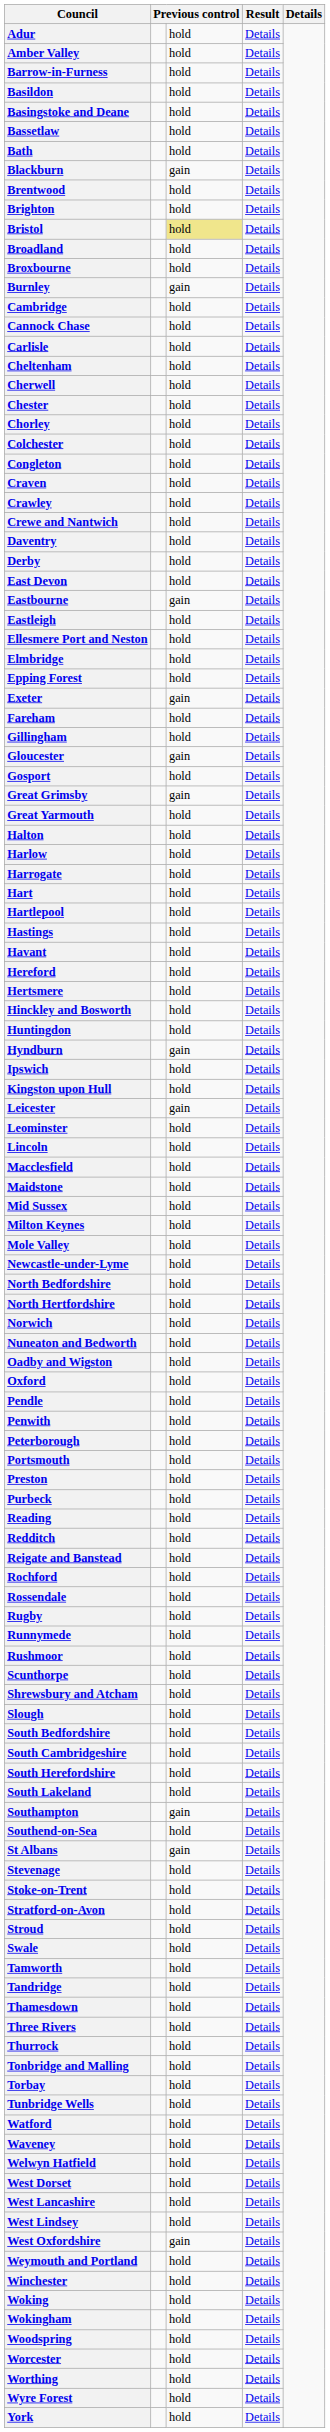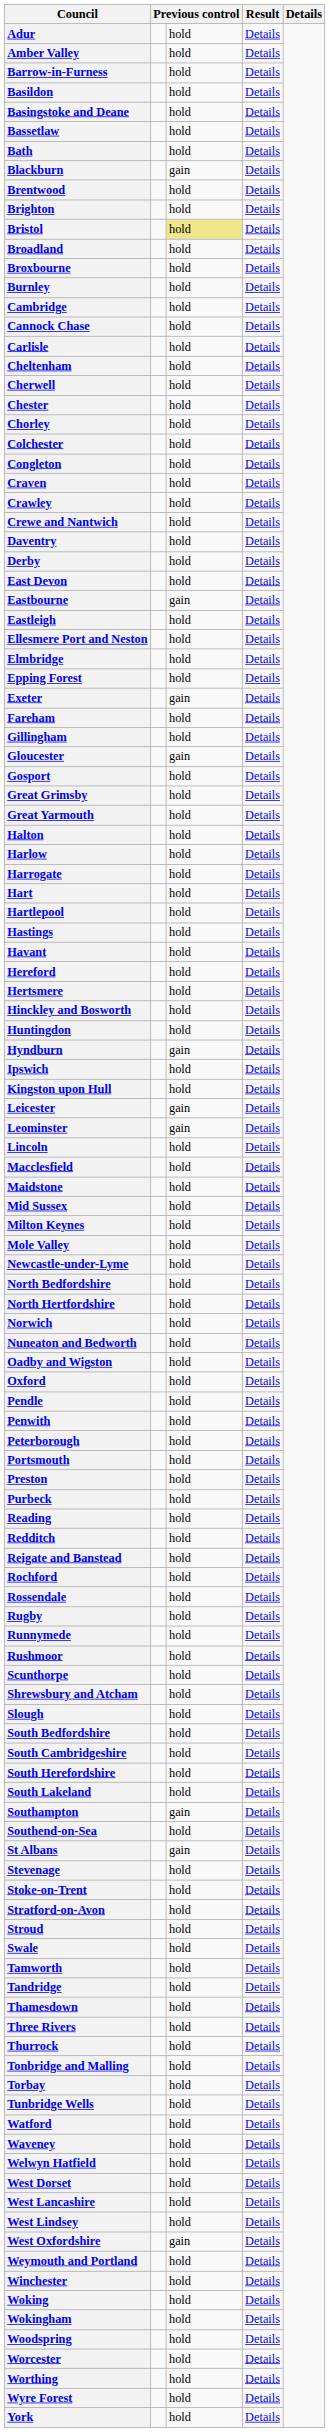(180, 287) gain -> (180, 287) hold
(180, 795) gain -> (180, 795) hold
(180, 1127) hold -> (180, 1127) gain
